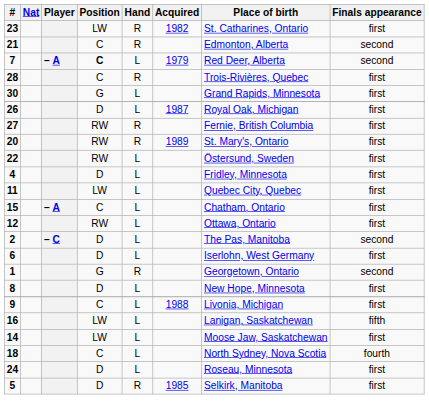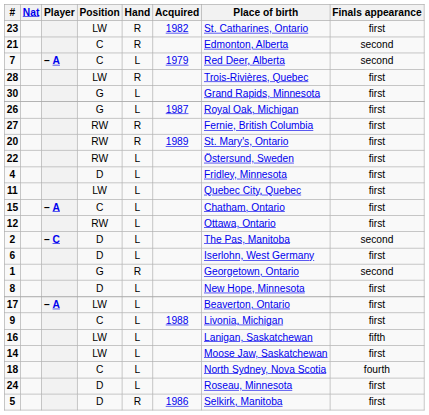(100, 61) bold -> (100, 61) normal
(100, 77) C -> (100, 77) LW
(100, 110) D -> (100, 110) G
+ row: (12, 304)
(177, 386) 1985 -> (177, 402) 1986
